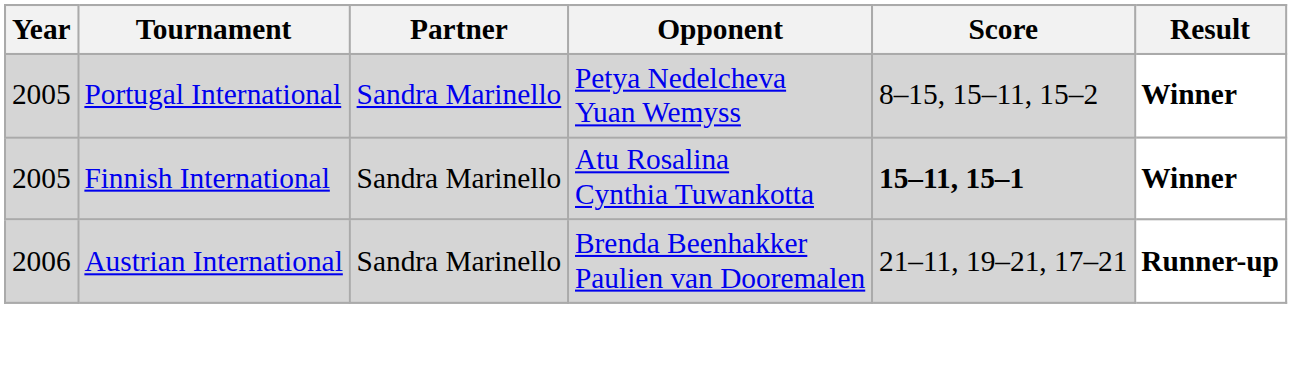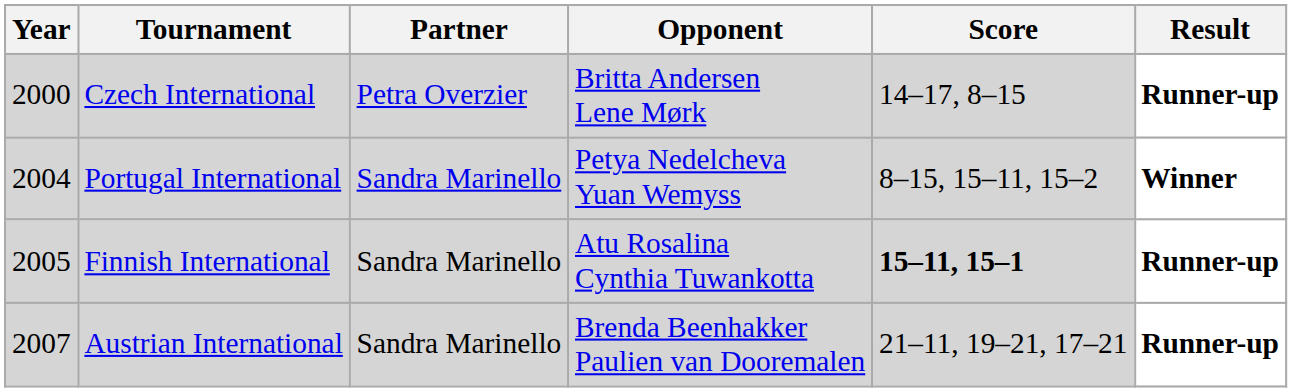+ row: (200, 94)
(41, 94) 2005 -> (41, 178) 2004
(1189, 178) Winner -> (1210, 261) Runner-up
(41, 261) 2006 -> (41, 344) 2007
